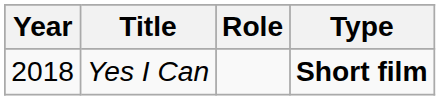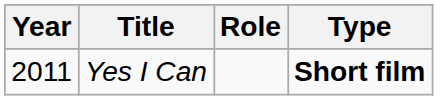(43, 71) 2018 -> (42, 71) 2011
